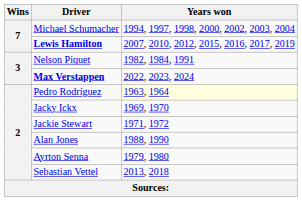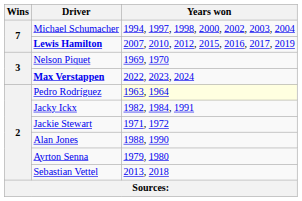(159, 60) 1982, 1984, 1991 -> (146, 60) 1969, 1970
(146, 108) 1969, 1970 -> (159, 108) 1982, 1984, 1991
